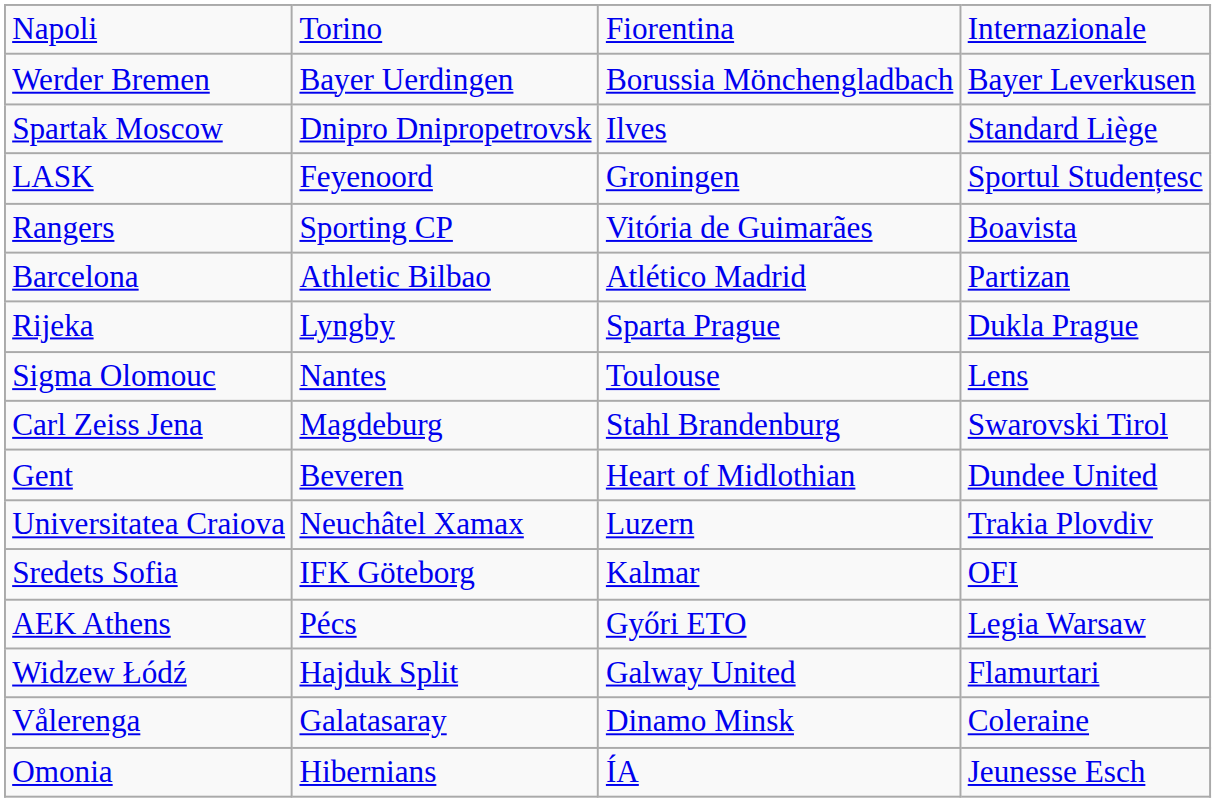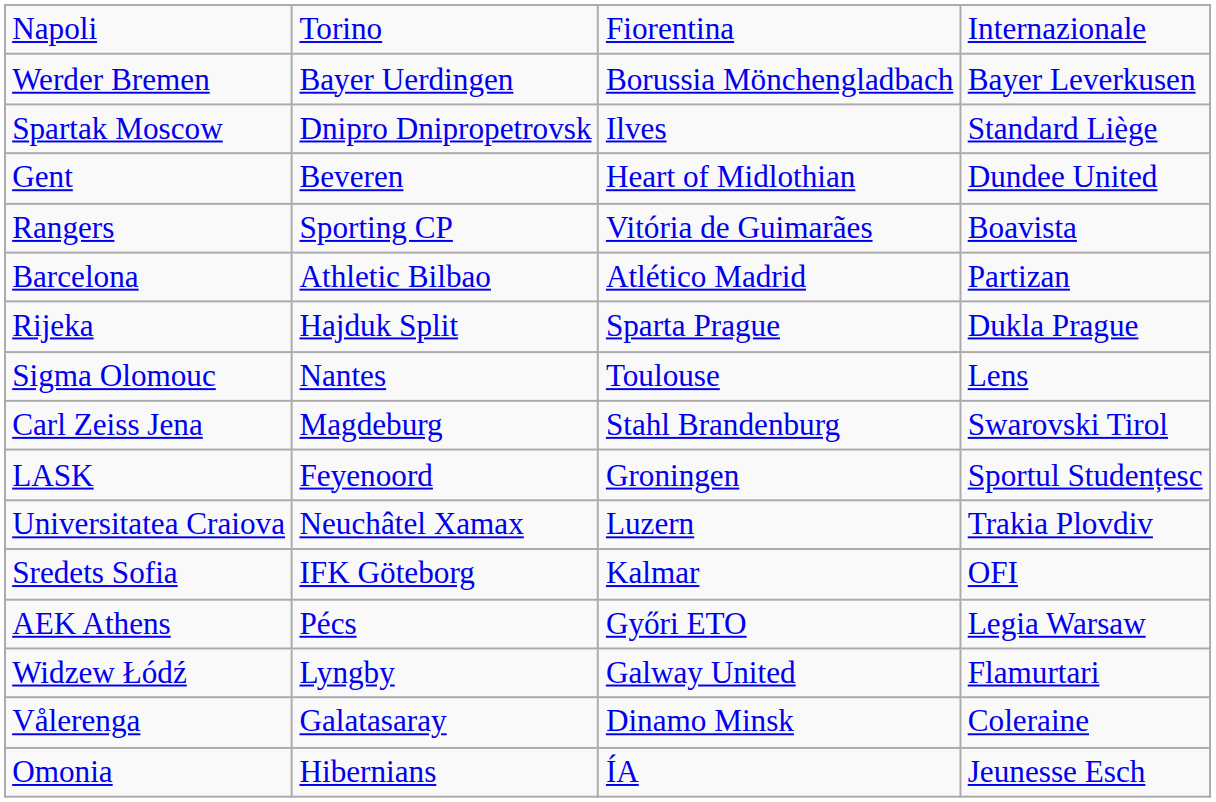rows swapped: (42, 474) <-> (53, 177)
(347, 326) Lyngby -> (379, 326) Hajduk Split
(379, 672) Hajduk Split -> (347, 672) Lyngby
